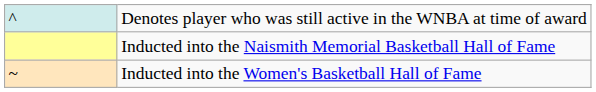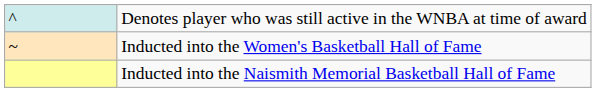rows swapped: (301, 73) <-> (338, 45)
